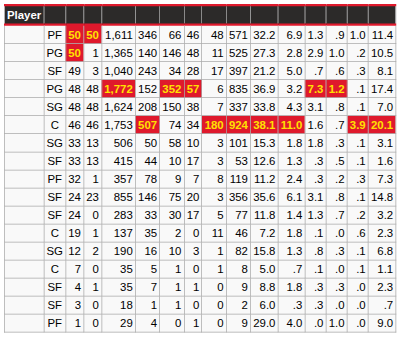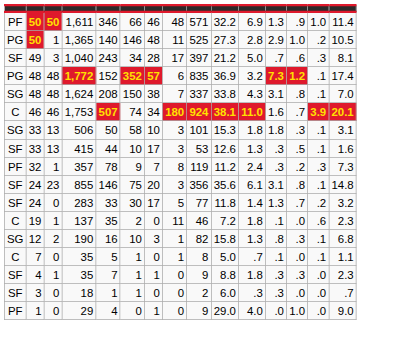- column: (24, 15)
